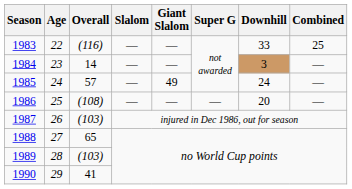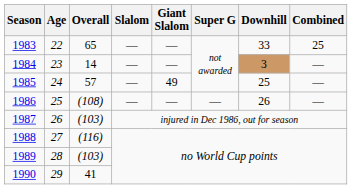(90, 45) (116) -> (90, 45) 65
(264, 82) 24 -> (264, 82) 25
(264, 100) 20 -> (264, 100) 26
(90, 138) 65 -> (90, 138) (116)
